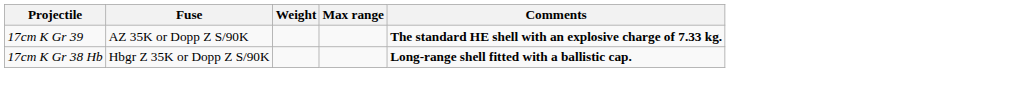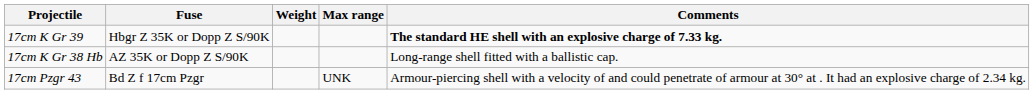(179, 36) AZ 35K or Dopp Z S/90K -> (189, 36) Hbgr Z 35K or Dopp Z S/90K
(189, 57) Hbgr Z 35K or Dopp Z S/90K -> (179, 57) AZ 35K or Dopp Z S/90K
(511, 57) bold -> (504, 57) normal
+ row: (44, 78)
